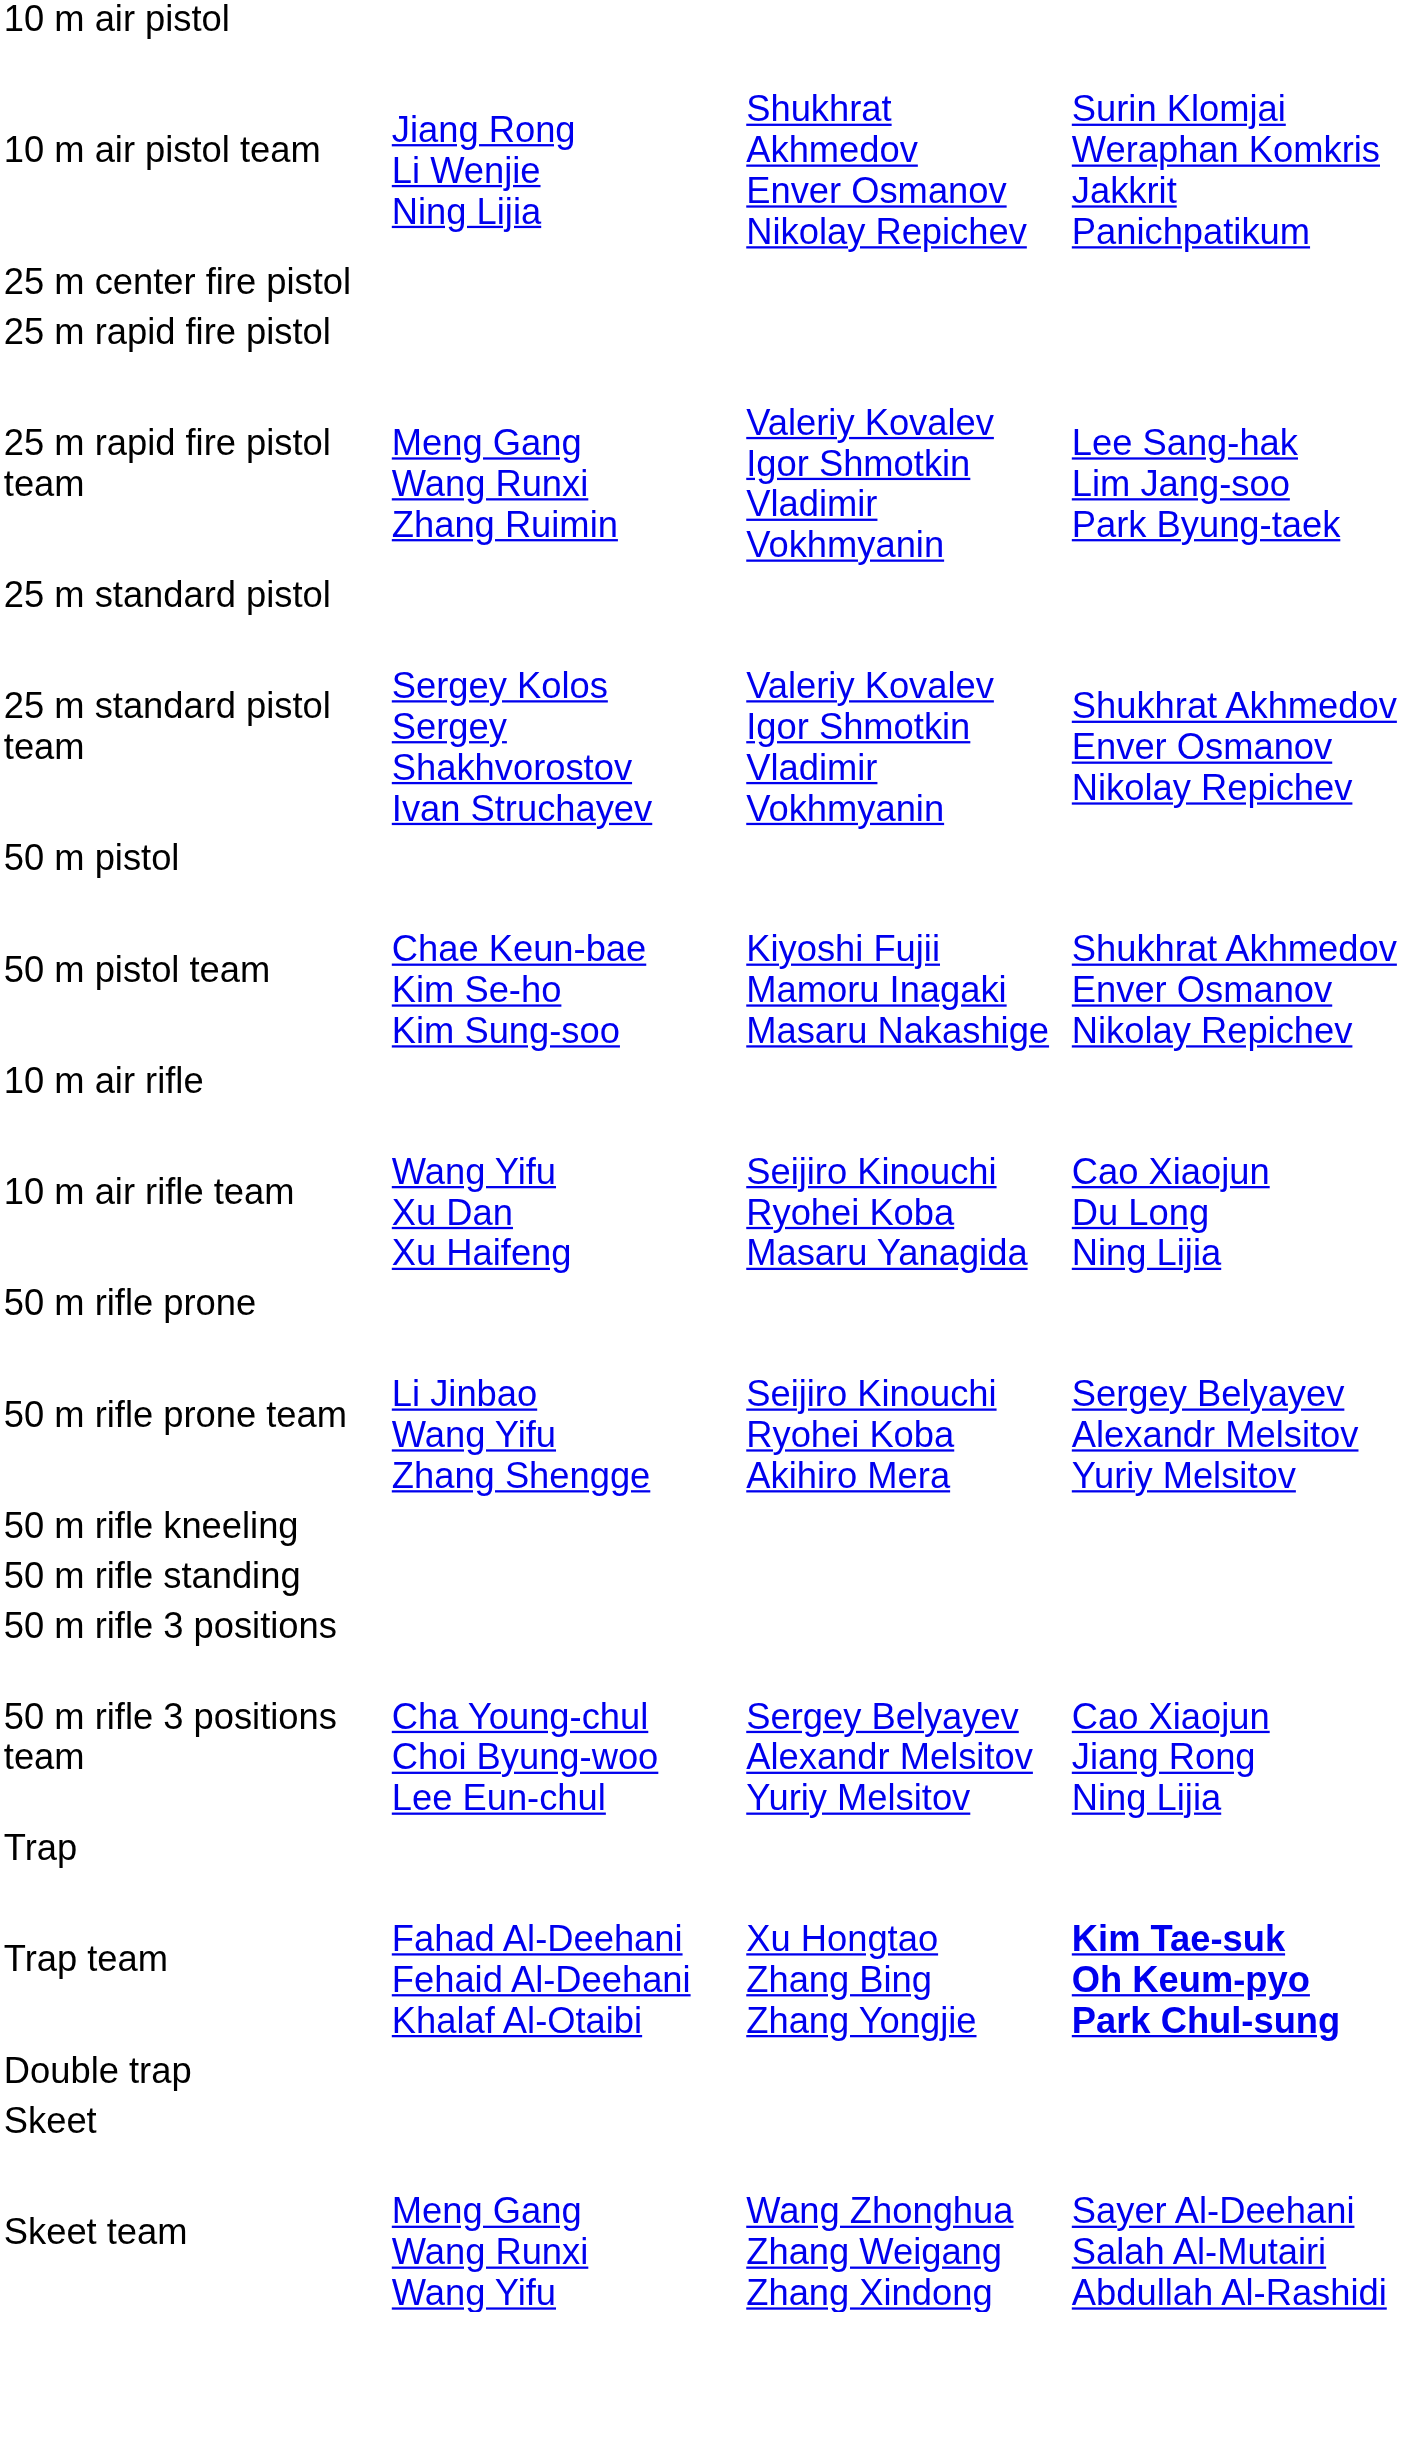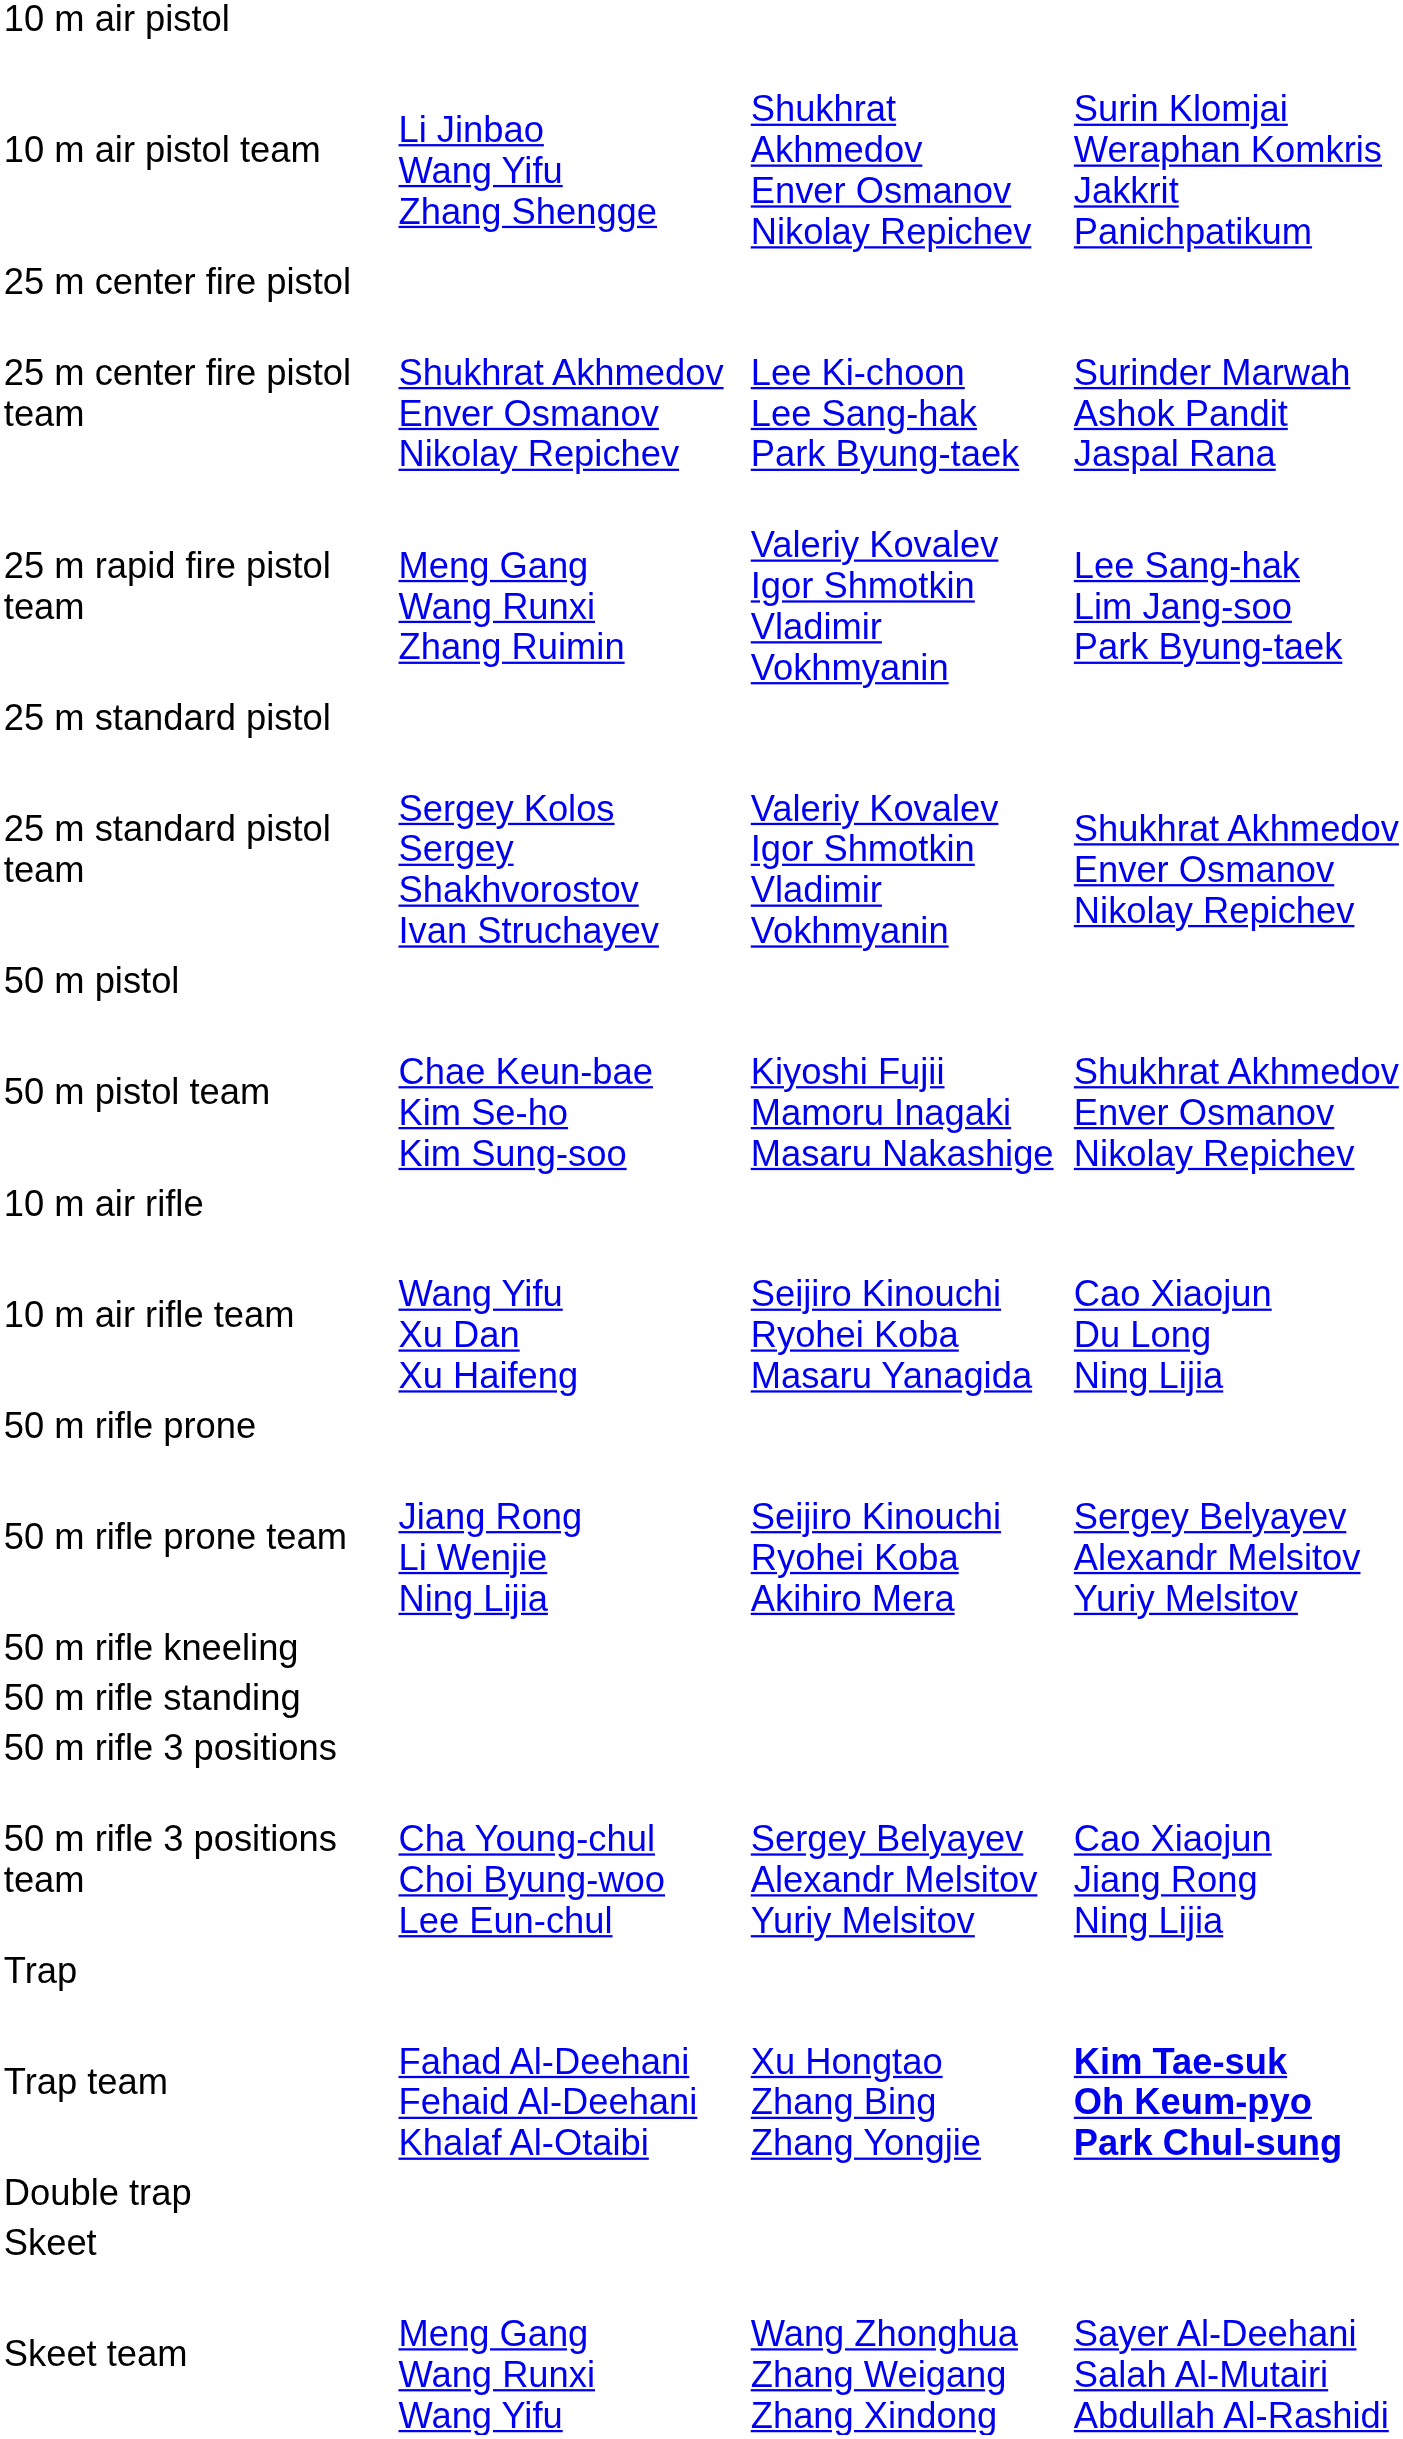(484, 170) Jiang Rong Li Wenjie Ning Lijia -> (528, 170) Li Jinbao Wang Yifu Zhang Shengge
+ row: (177, 393)
- row: (167, 331)
(521, 1435) Li Jinbao Wang Yifu Zhang Shengge -> (490, 1557) Jiang Rong Li Wenjie Ning Lijia
